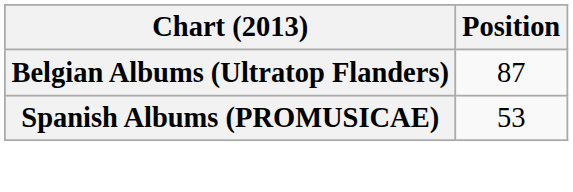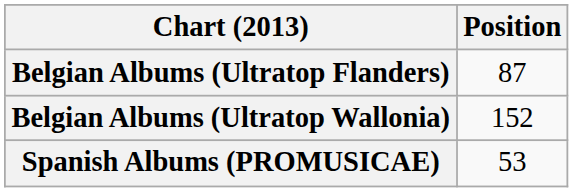+ row: (231, 117)
